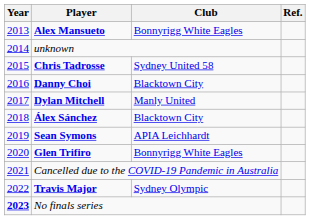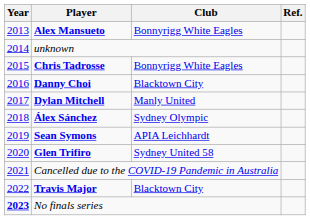(174, 65) Sydney United 58 -> (188, 65) Bonnyrigg White Eagles
(168, 118) Blacktown City -> (171, 118) Sydney Olympic
(188, 153) Bonnyrigg White Eagles -> (174, 153) Sydney United 58
(171, 188) Sydney Olympic -> (168, 188) Blacktown City
